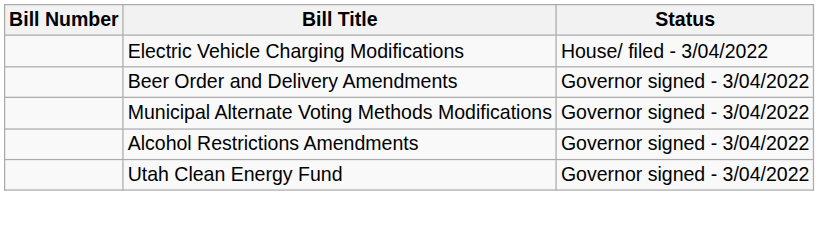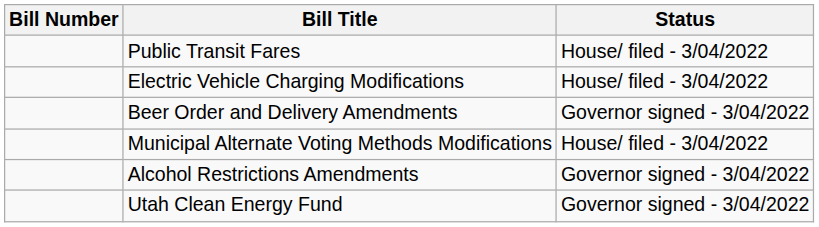+ row: (214, 50)
(685, 112) Governor signed - 3/04/2022 -> (665, 143) House/ filed - 3/04/2022
